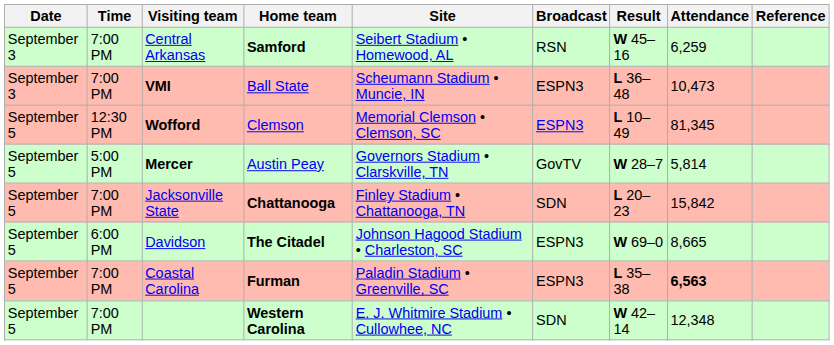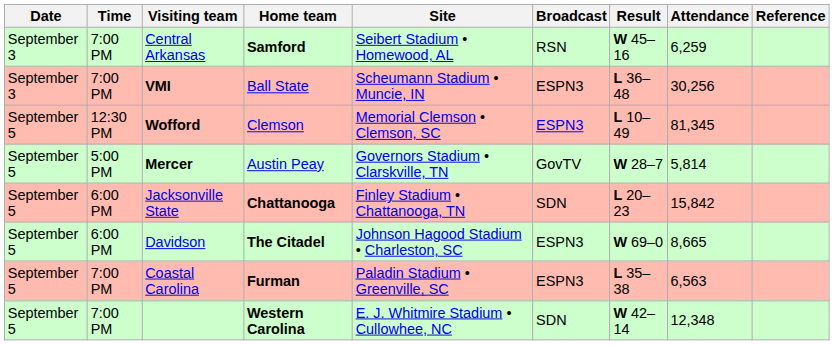(693, 86) 10,473 -> (693, 86) 30,256
(105, 203) 7:00 PM -> (105, 203) 6:00 PM
(689, 281) bold -> (689, 281) normal
